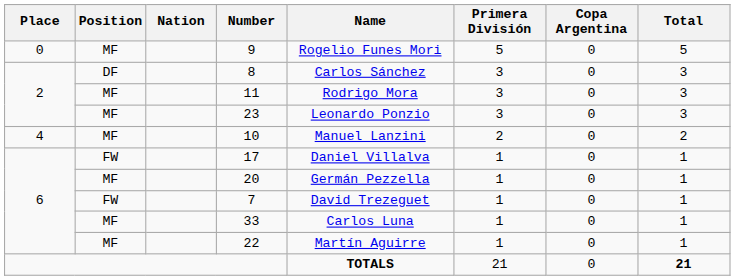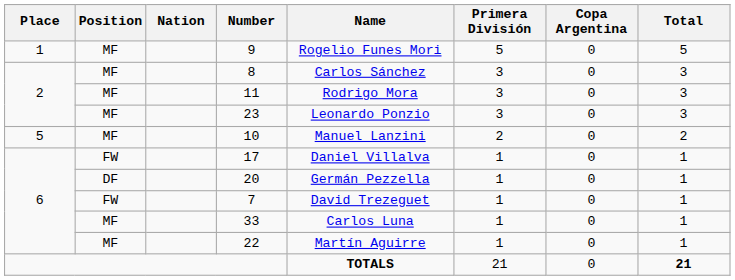(40, 52) 0 -> (40, 52) 1
(110, 73) DF -> (110, 73) MF
(40, 137) 4 -> (40, 137) 5
(110, 180) MF -> (110, 180) DF
